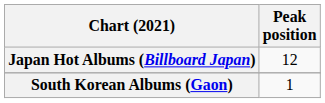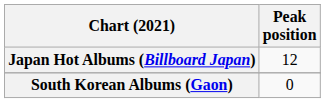(290, 85) 1 -> (290, 85) 0
